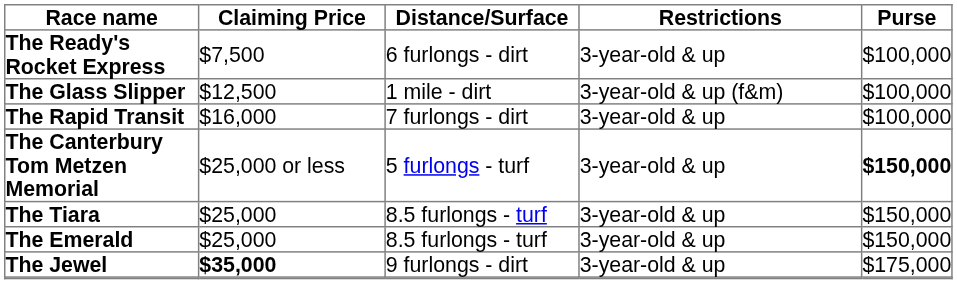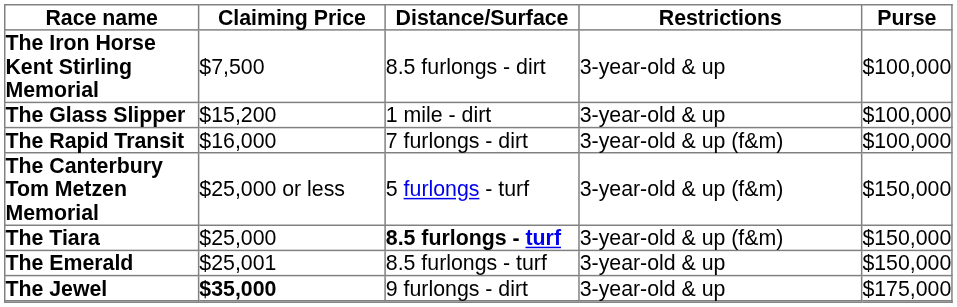+ row: (81, 66)
- row: (85, 54)
(238, 91) $12,500 -> (238, 115) $15,200
(682, 91) 3-year-old & up (f&m) -> (653, 115) 3-year-old & up
(653, 116) 3-year-old & up -> (682, 140) 3-year-old & up (f&m)
(653, 165) 3-year-old & up -> (682, 189) 3-year-old & up (f&m)
(907, 165) bold -> (907, 189) normal
(466, 214) normal -> (473, 238) bold
(653, 214) 3-year-old & up -> (682, 238) 3-year-old & up (f&m)
(238, 239) $25,000 -> (238, 263) $25,001
